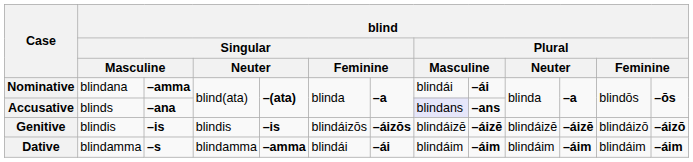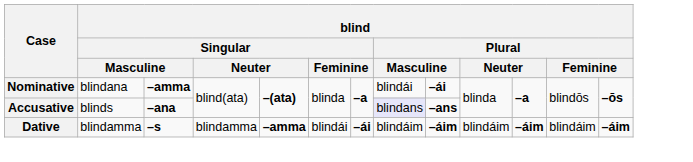- row: (41, 127)
